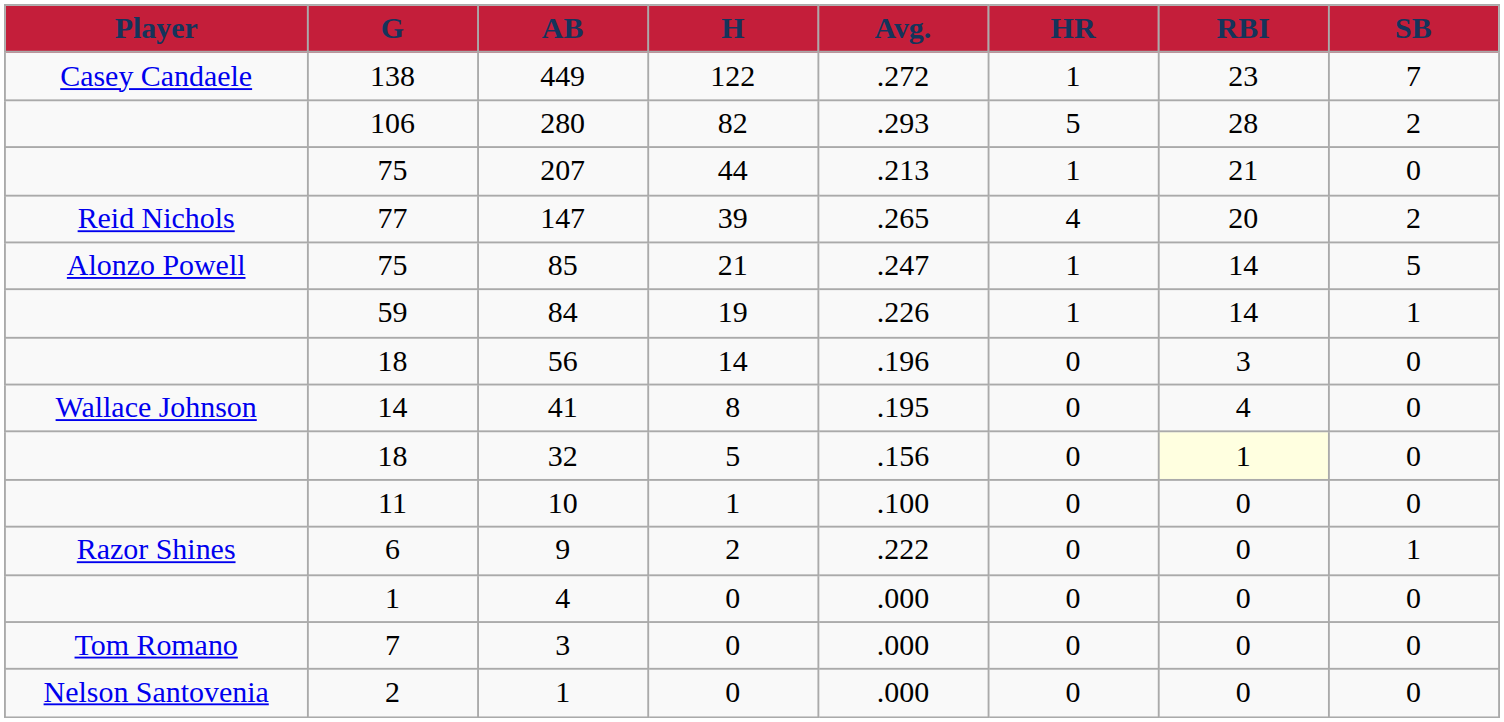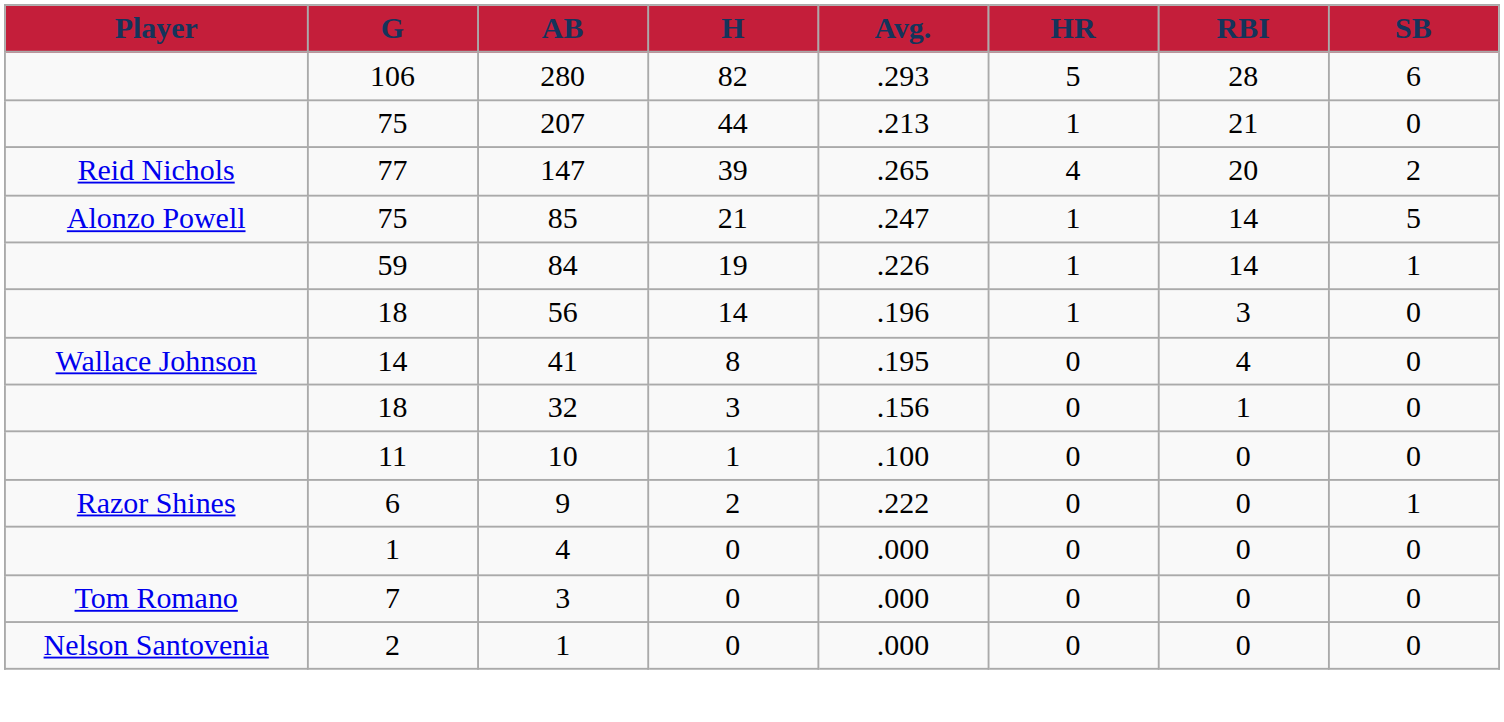- row: (563, 75)
(1413, 123) 2 -> (1413, 75) 6
(1073, 360) 0 -> (1073, 312) 1
(733, 455) 5 -> (733, 407) 3
(1243, 455) lightyellow background -> (1243, 407) no background
